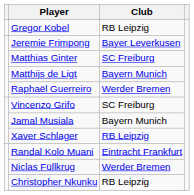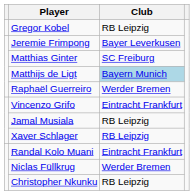(134, 74) no background -> (134, 74) lightblue background
(128, 105) SC Freiburg -> (142, 105) Eintracht Frankfurt
(134, 120) Bayern Munich -> (125, 120) RB Leipzig
